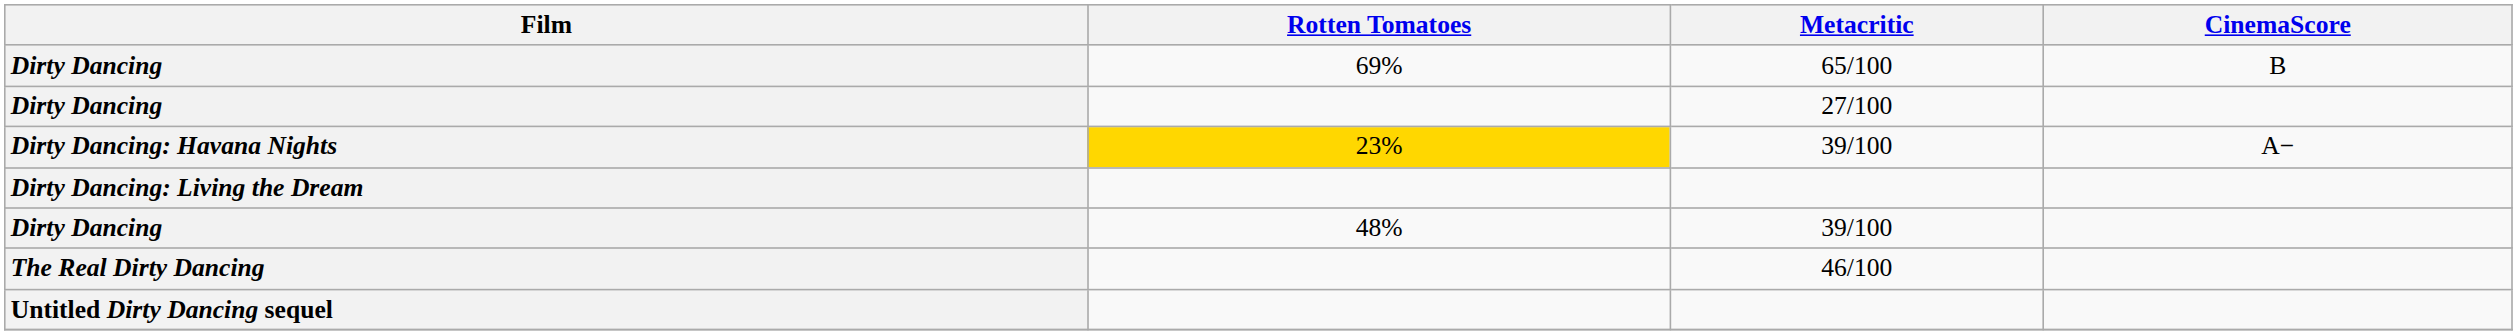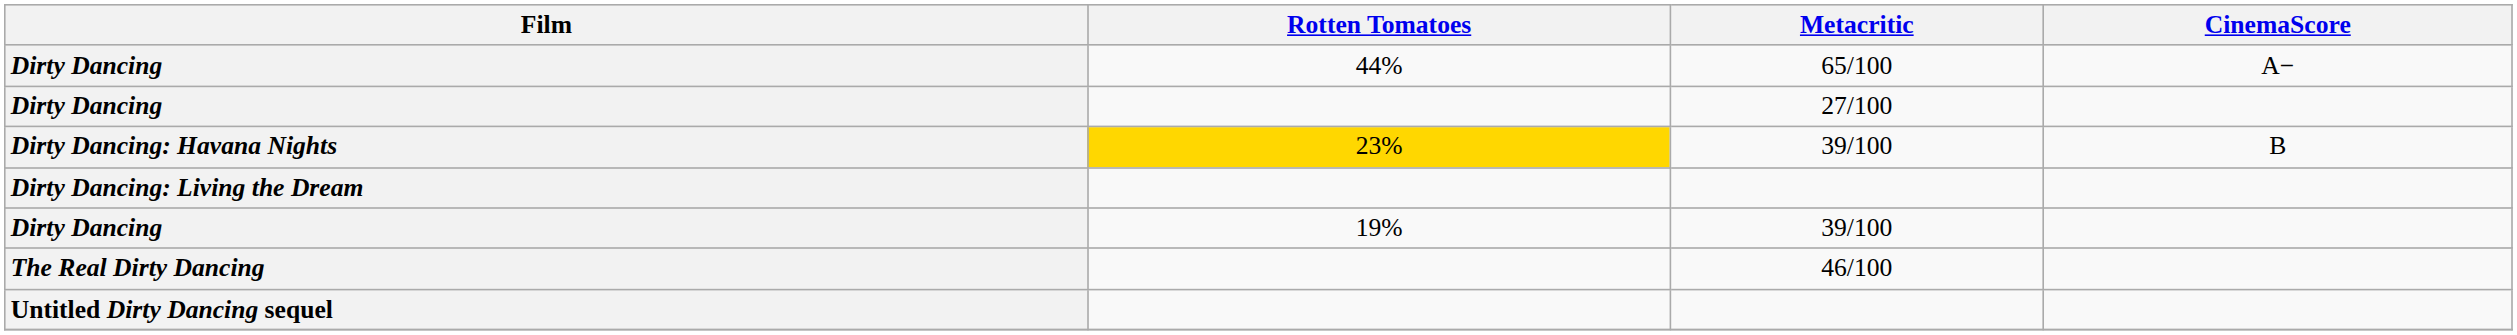(1379, 65) 69% -> (1379, 65) 44%
(2278, 65) B -> (2278, 65) A−
(2278, 146) A− -> (2278, 146) B
(1379, 227) 48% -> (1379, 227) 19%
